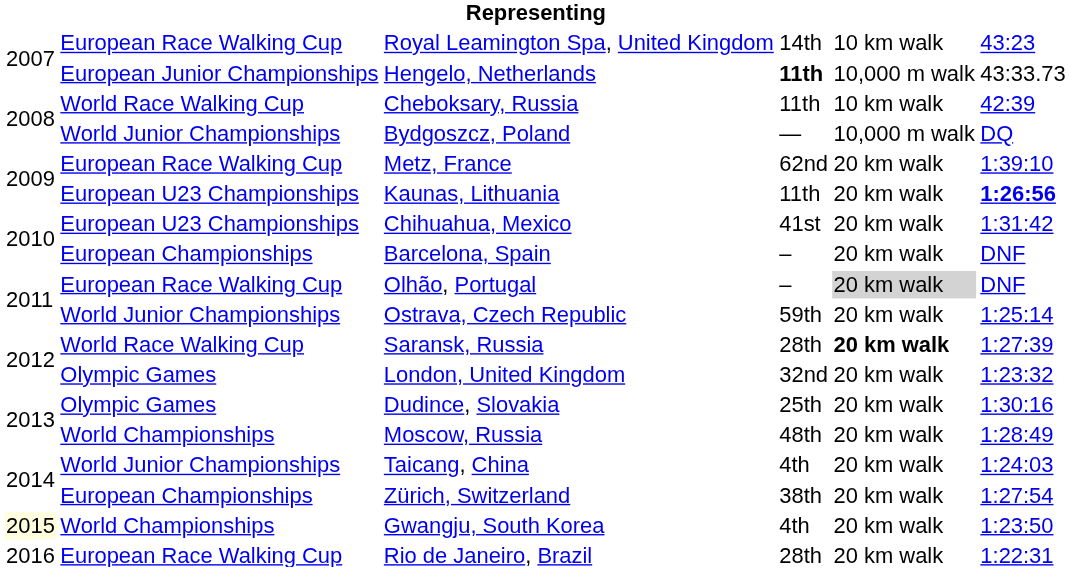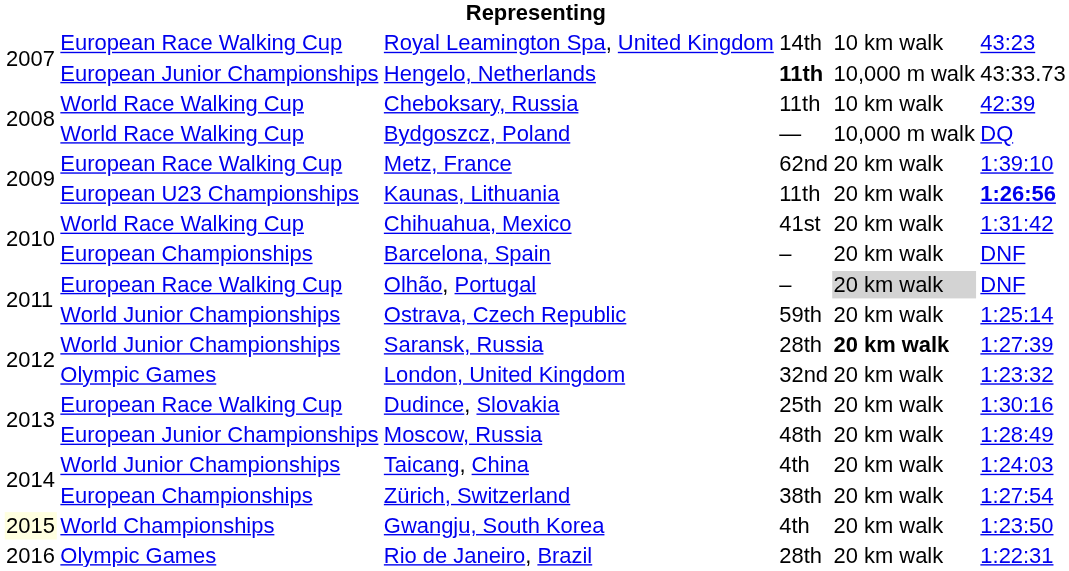(200, 133) World Junior Championships -> (182, 133) World Race Walking Cup
(210, 224) European U23 Championships -> (182, 224) World Race Walking Cup
(182, 344) World Race Walking Cup -> (200, 344) World Junior Championships
(138, 405) Olympic Games -> (201, 405) European Race Walking Cup
(167, 435) World Championships -> (219, 435) European Junior Championships
(201, 555) European Race Walking Cup -> (138, 555) Olympic Games
